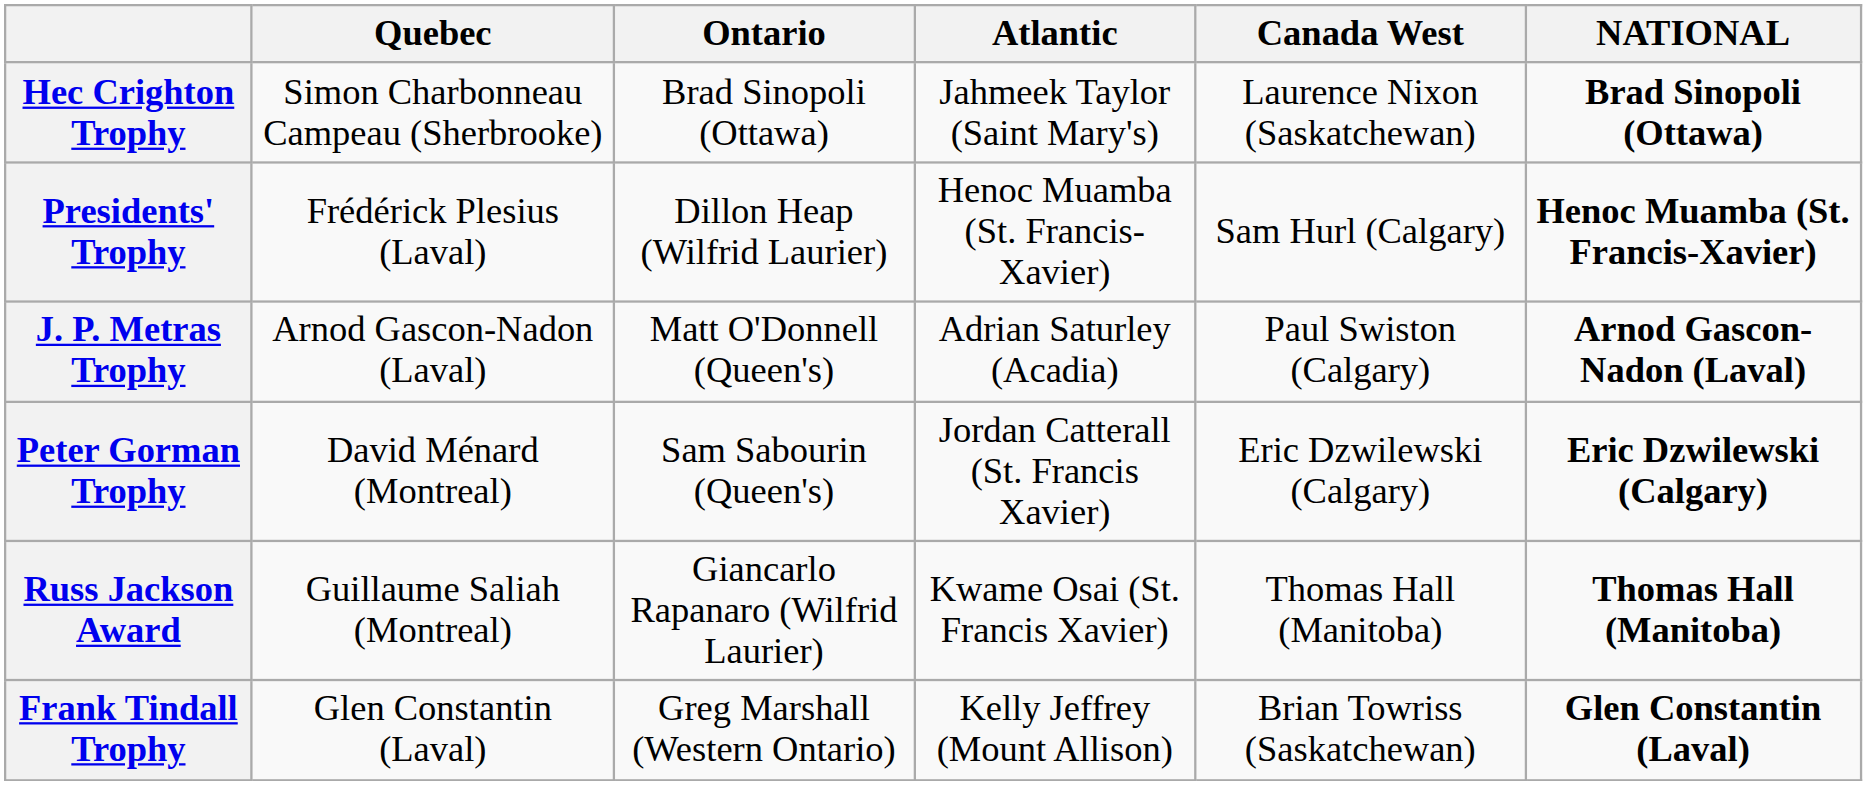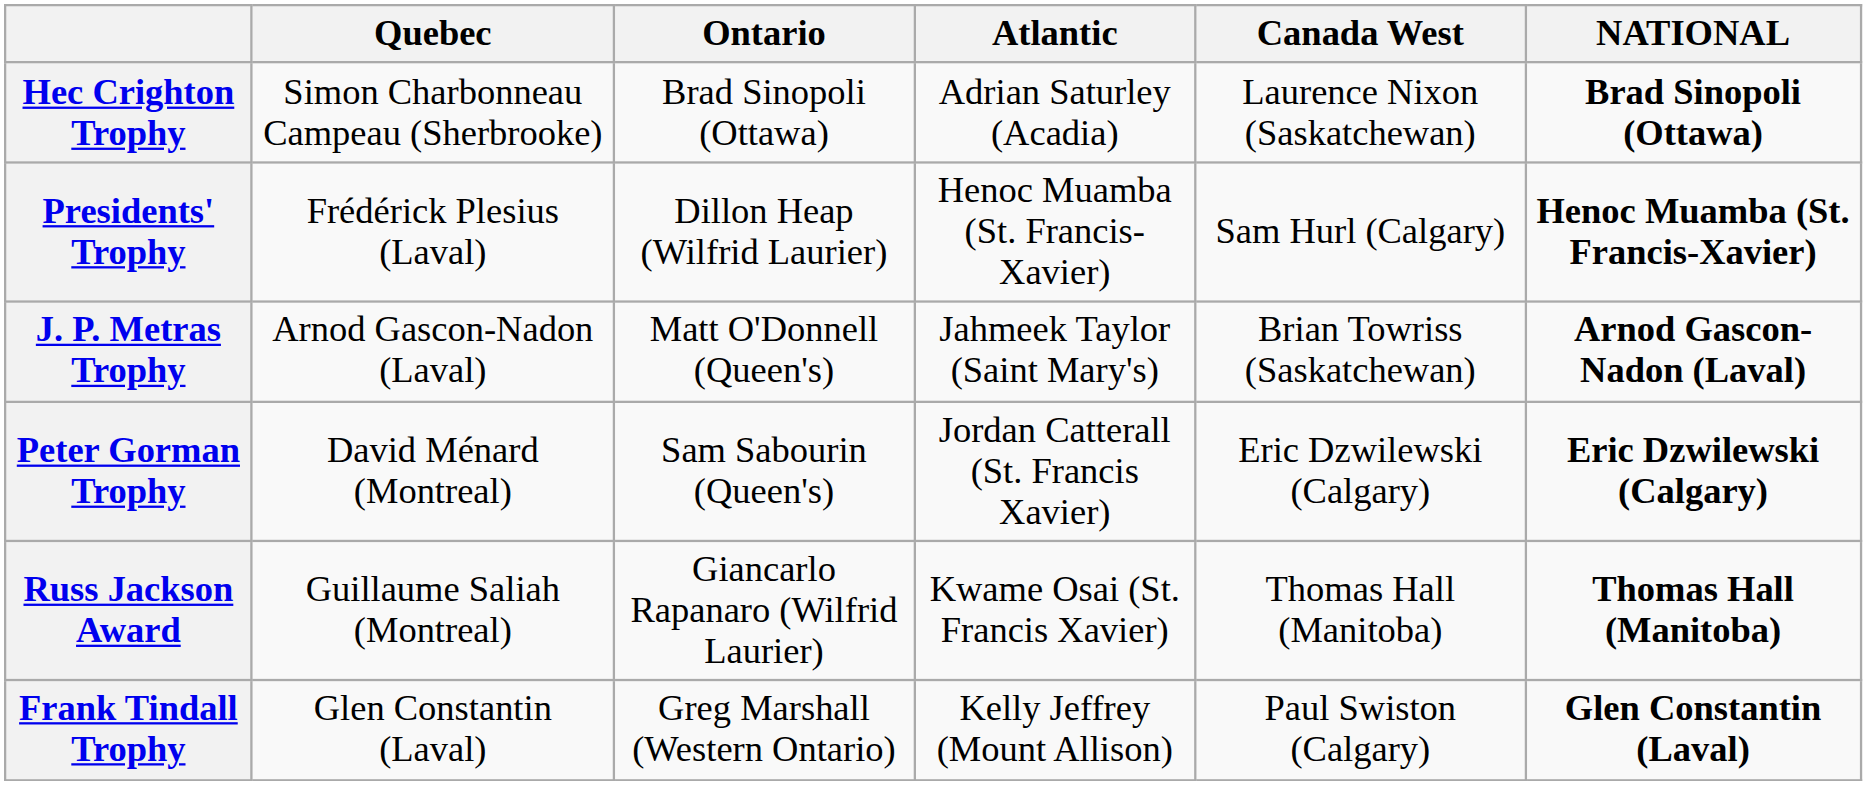(1055, 111) Jahmeek Taylor (Saint Mary's) -> (1055, 111) Adrian Saturley (Acadia)
(1055, 350) Adrian Saturley (Acadia) -> (1055, 350) Jahmeek Taylor (Saint Mary's)
(1360, 350) Paul Swiston (Calgary) -> (1360, 350) Brian Towriss (Saskatchewan)
(1360, 729) Brian Towriss (Saskatchewan) -> (1360, 729) Paul Swiston (Calgary)
